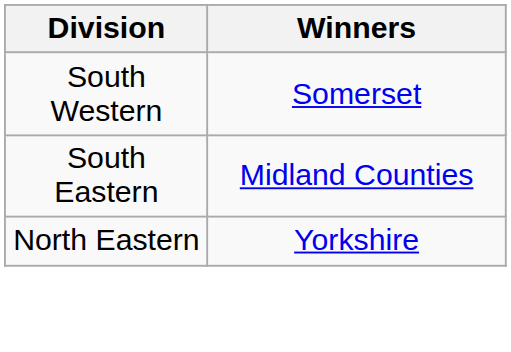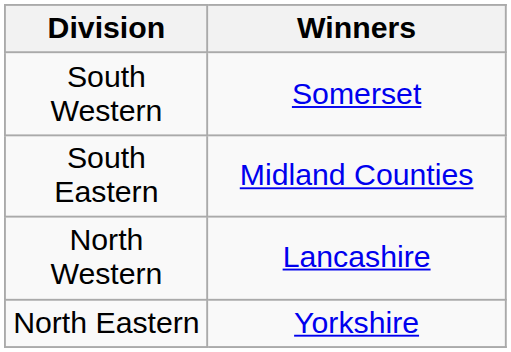+ row: (106, 257)
